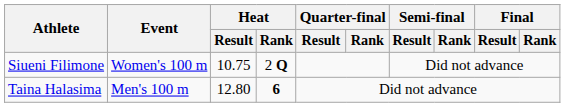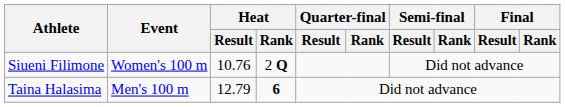(234, 65) 10.75 -> (234, 65) 10.76
(234, 90) 12.80 -> (234, 90) 12.79
